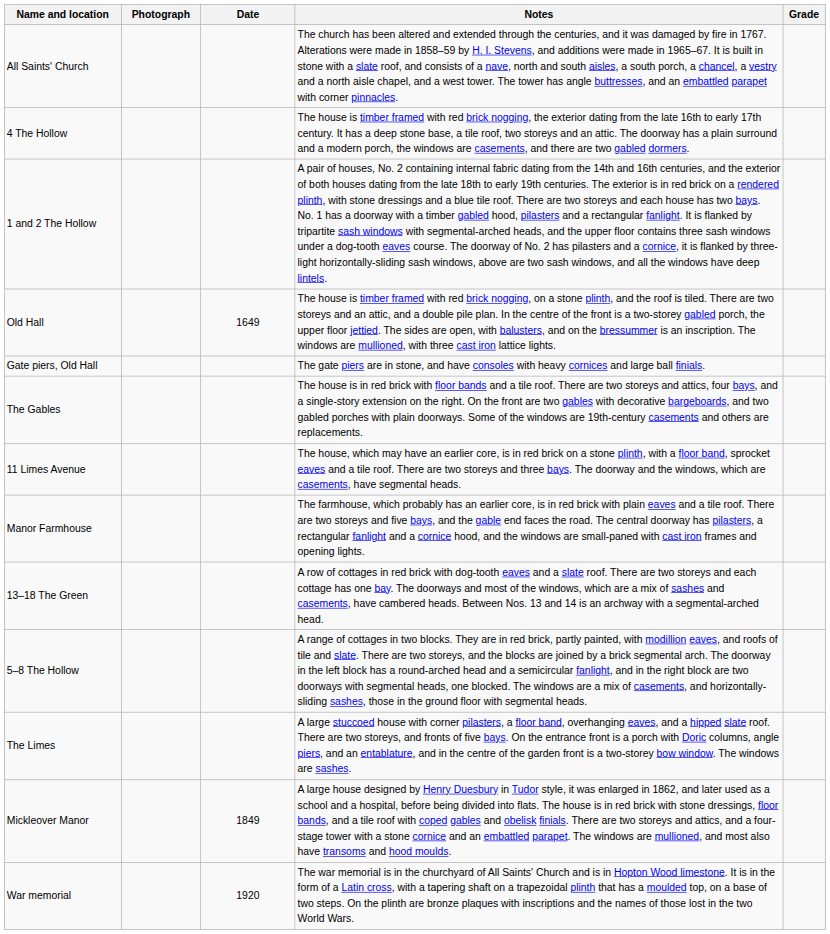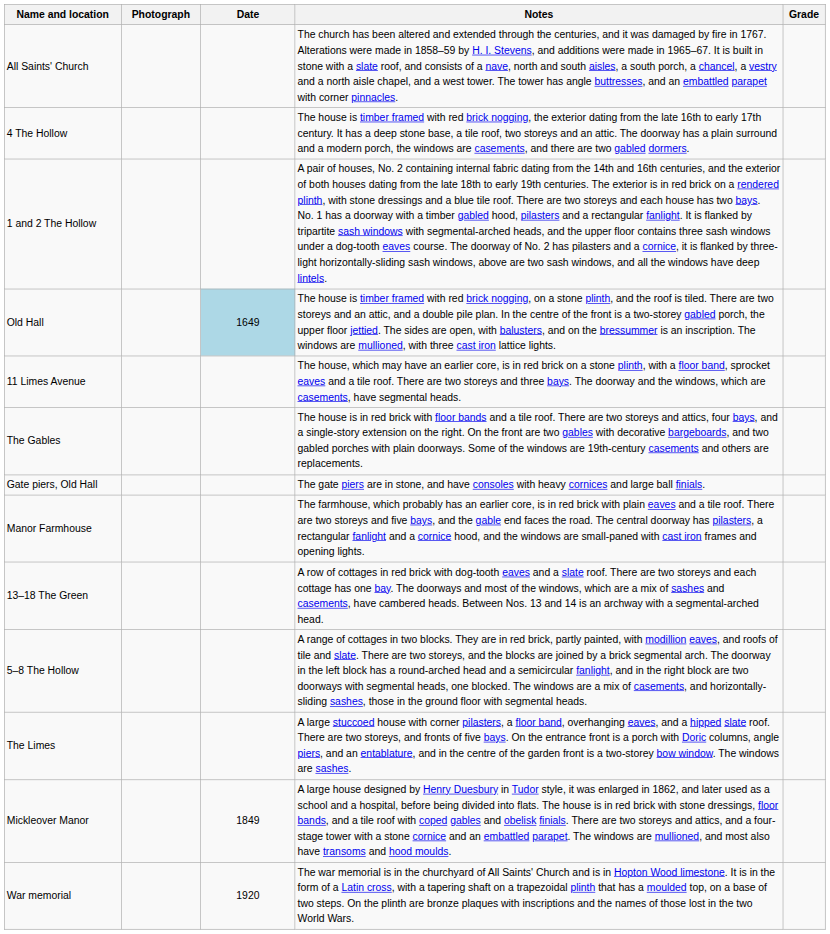(248, 322) no background -> (248, 322) lightblue background
rows swapped: (52, 366) <-> (46, 469)
